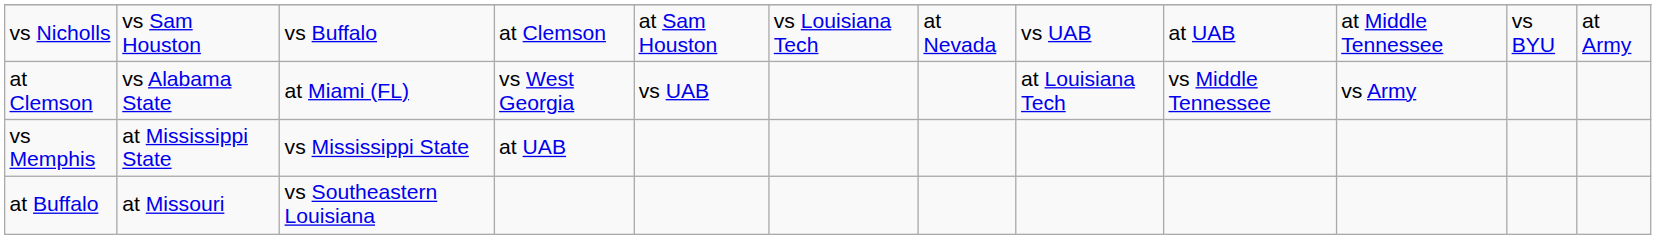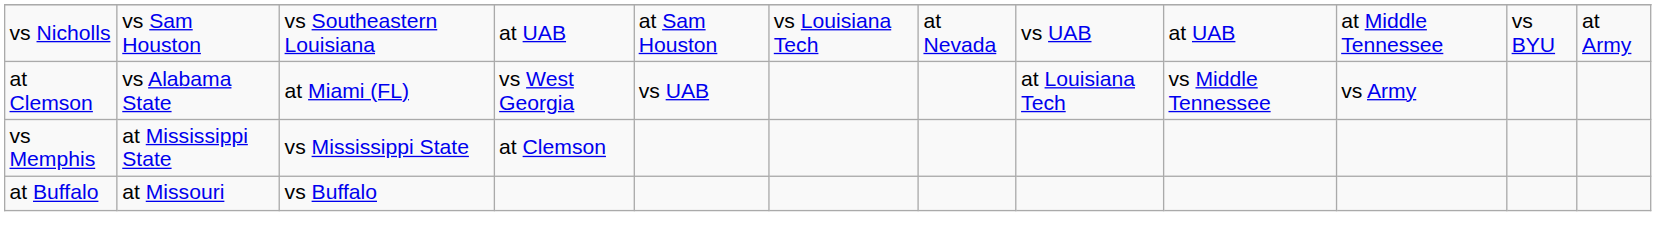(331, 33) vs Buffalo -> (361, 33) vs Southeastern Louisiana
(553, 33) at Clemson -> (533, 33) at UAB
(533, 147) at UAB -> (553, 147) at Clemson
(361, 204) vs Southeastern Louisiana -> (331, 193) vs Buffalo
